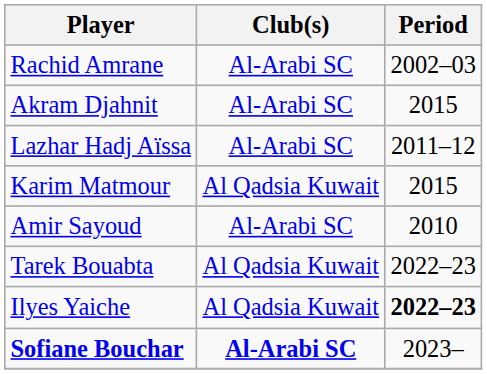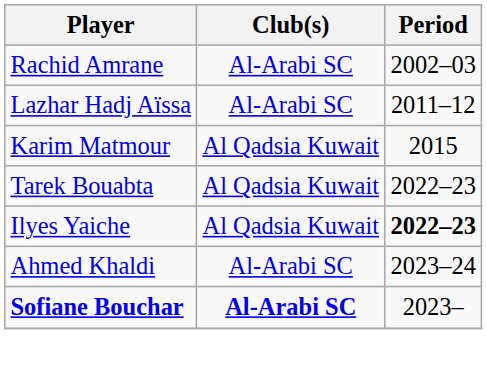- row: (84, 105)
- row: (76, 226)
+ row: (83, 266)
